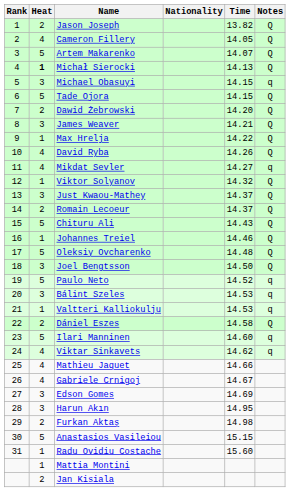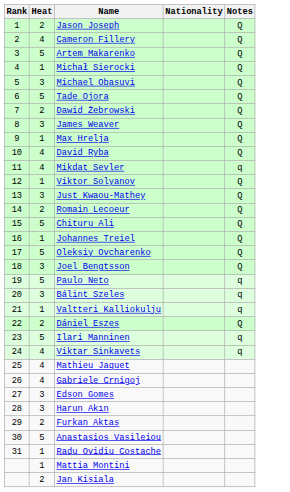- column: (240, 11)
(42, 68) bold -> (42, 68) normal
(270, 82) q -> (240, 82) Q
